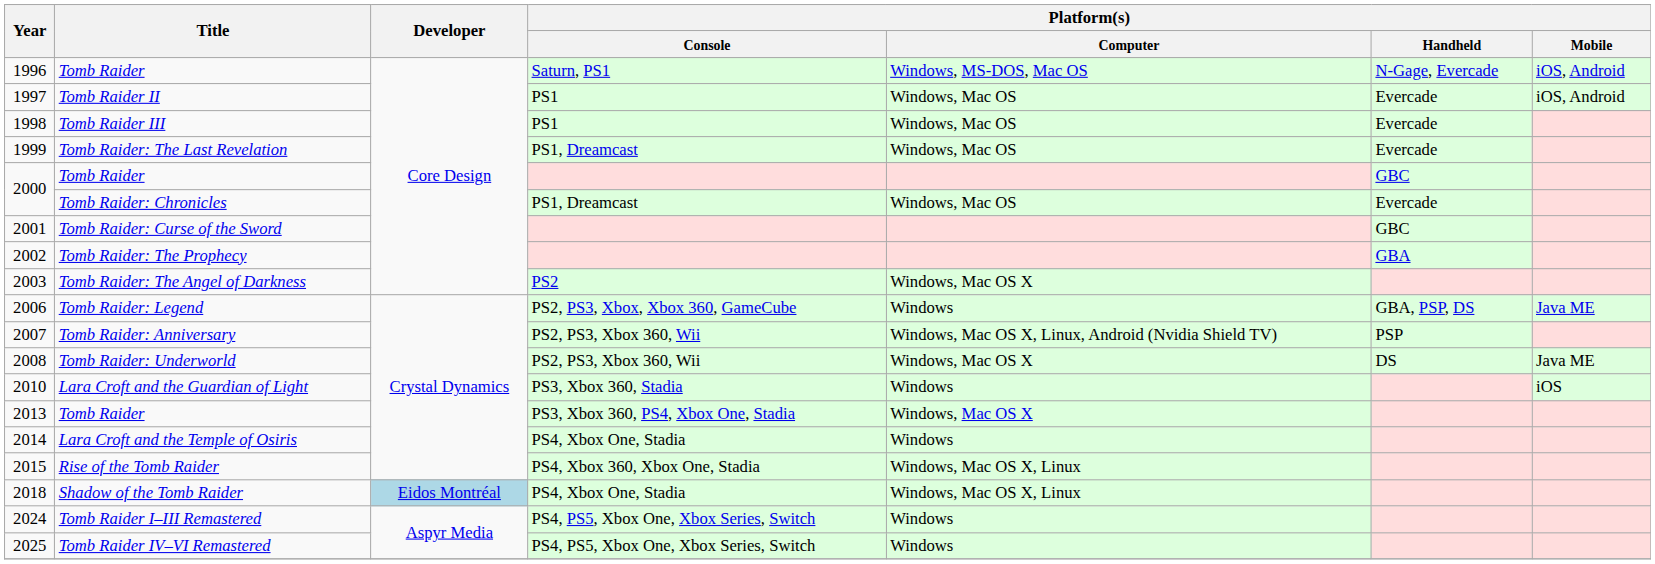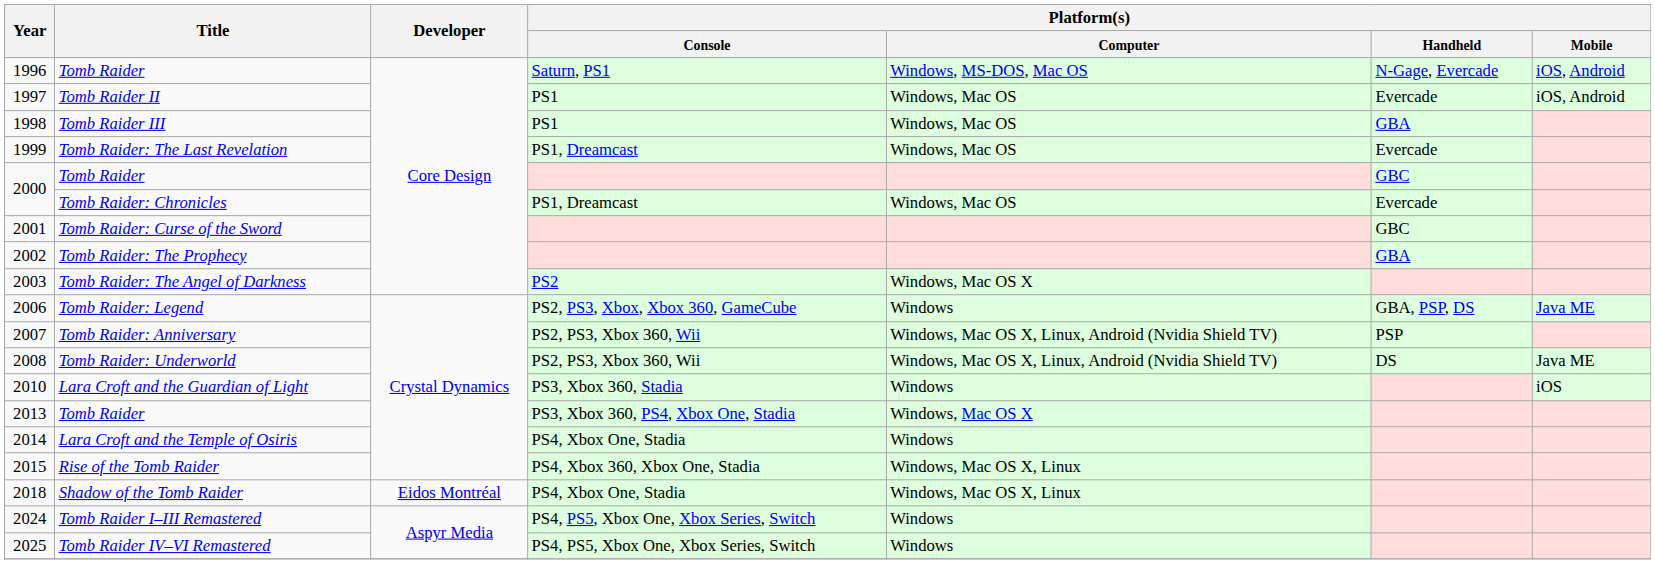(1406, 123) Evercade -> (1393, 123) GBA
(961, 360) Windows, Mac OS X -> (1084, 360) Windows, Mac OS X, Linux, Android (Nvidia Shield TV)
(449, 492) lightblue background -> (449, 492) no background
